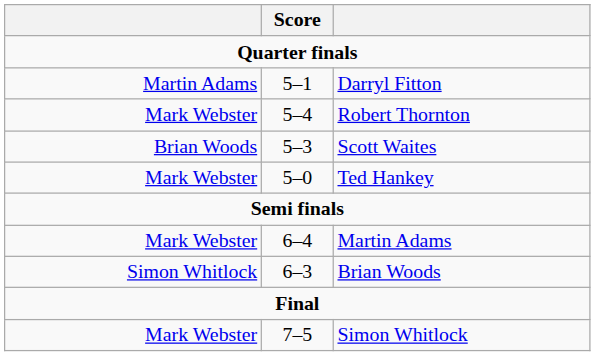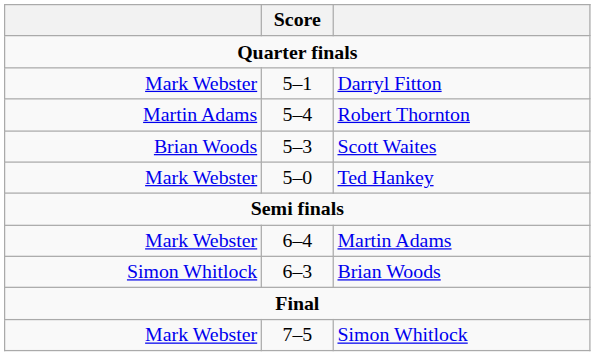(200, 83) Martin Adams -> (201, 83) Mark Webster
(201, 114) Mark Webster -> (200, 114) Martin Adams
